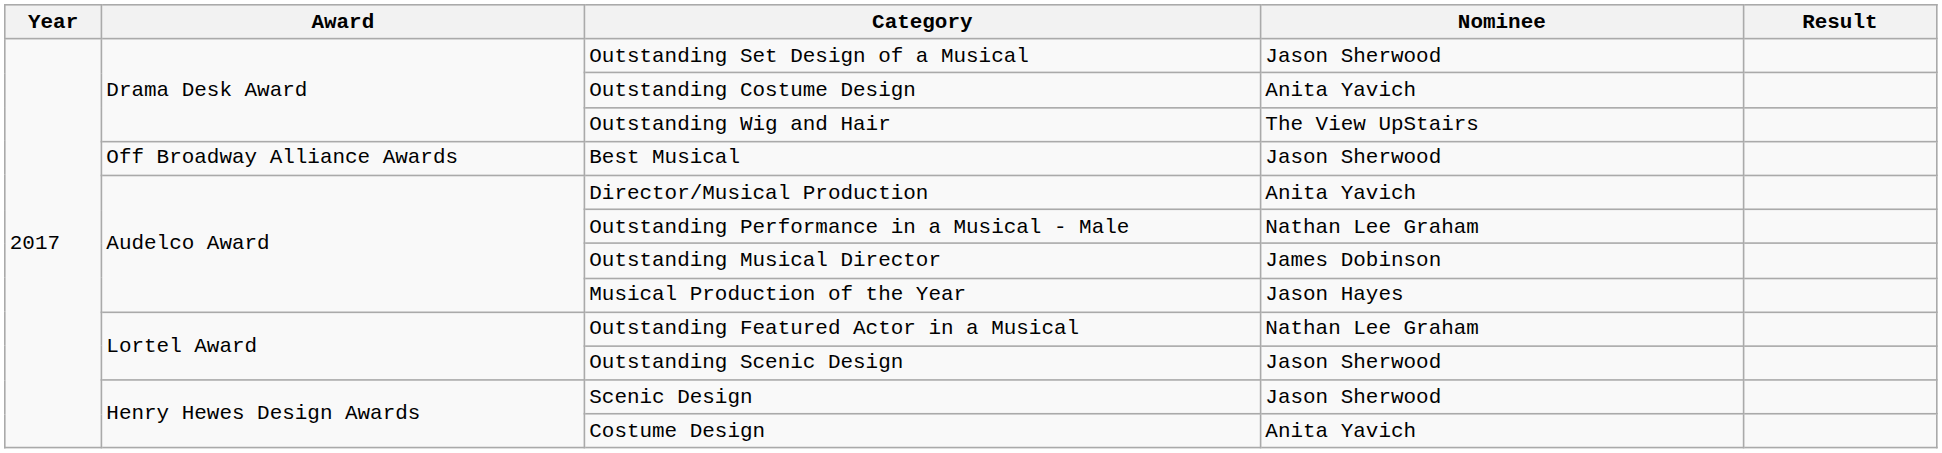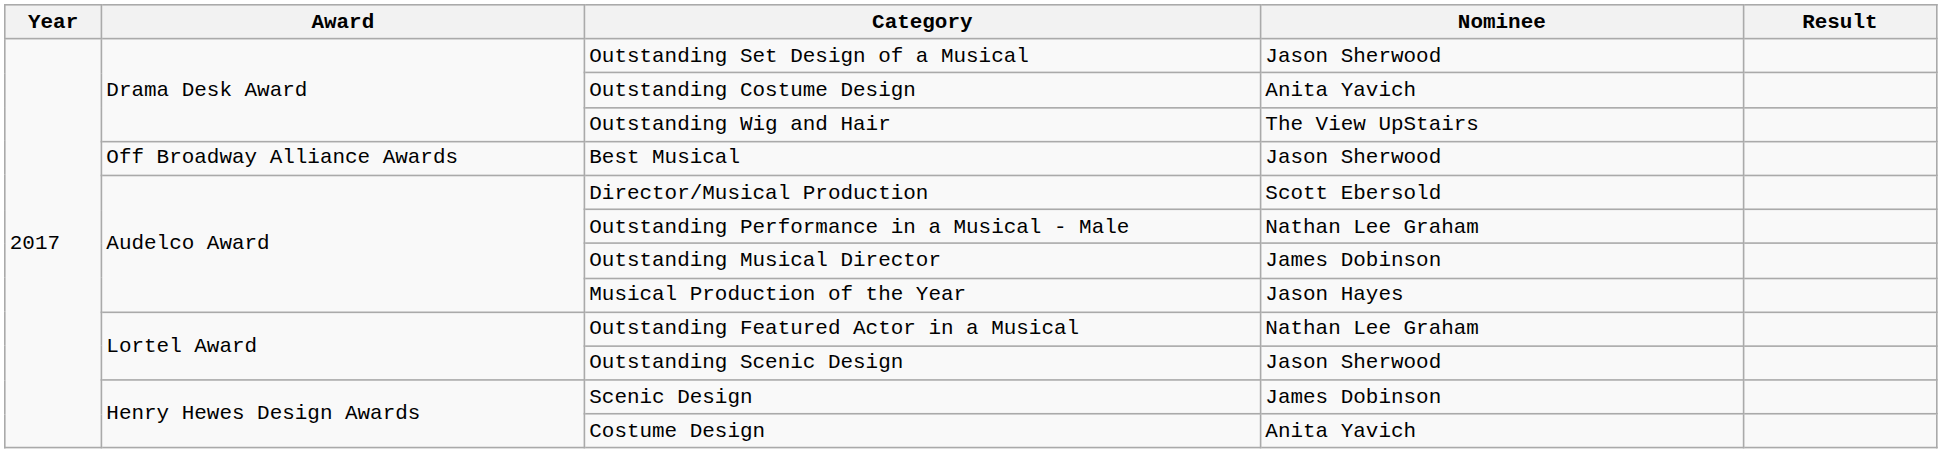(1341, 192) Anita Yavich -> (1353, 192) Scott Ebersold
(1353, 397) Jason Sherwood -> (1353, 397) James Dobinson
